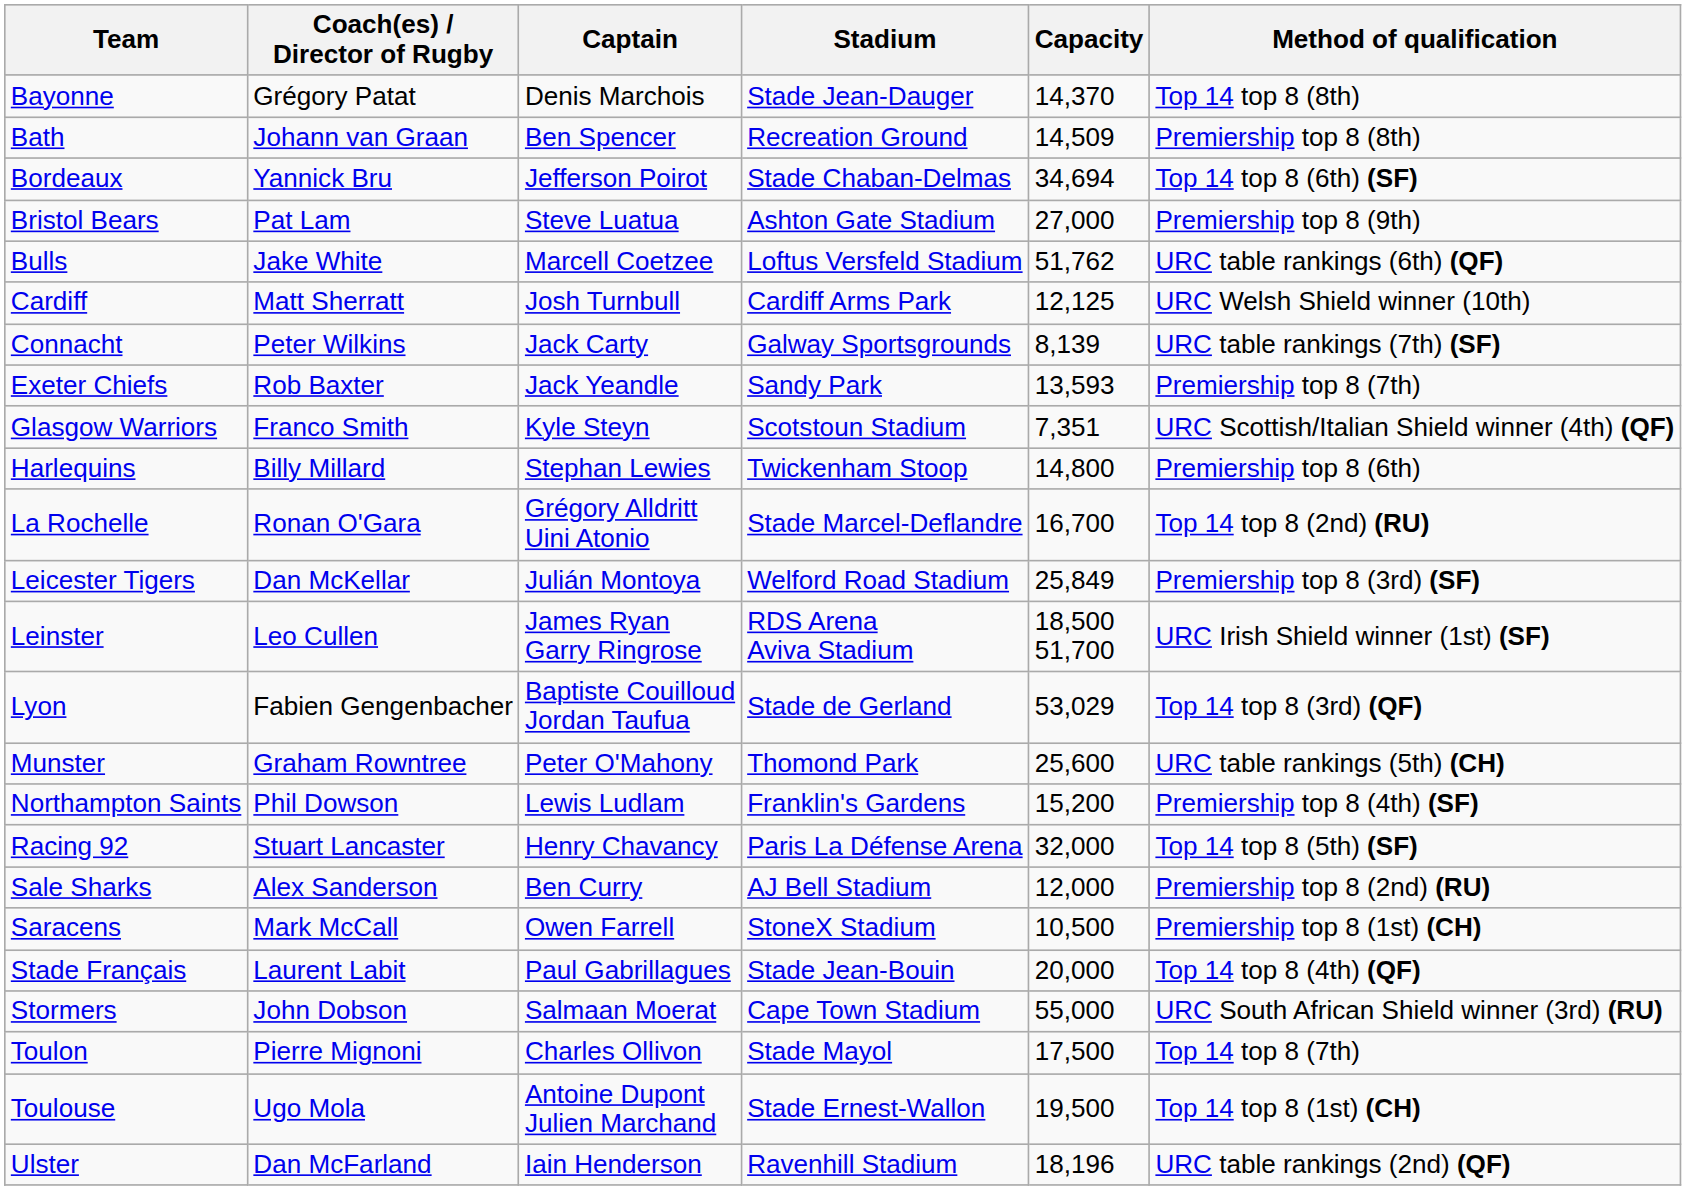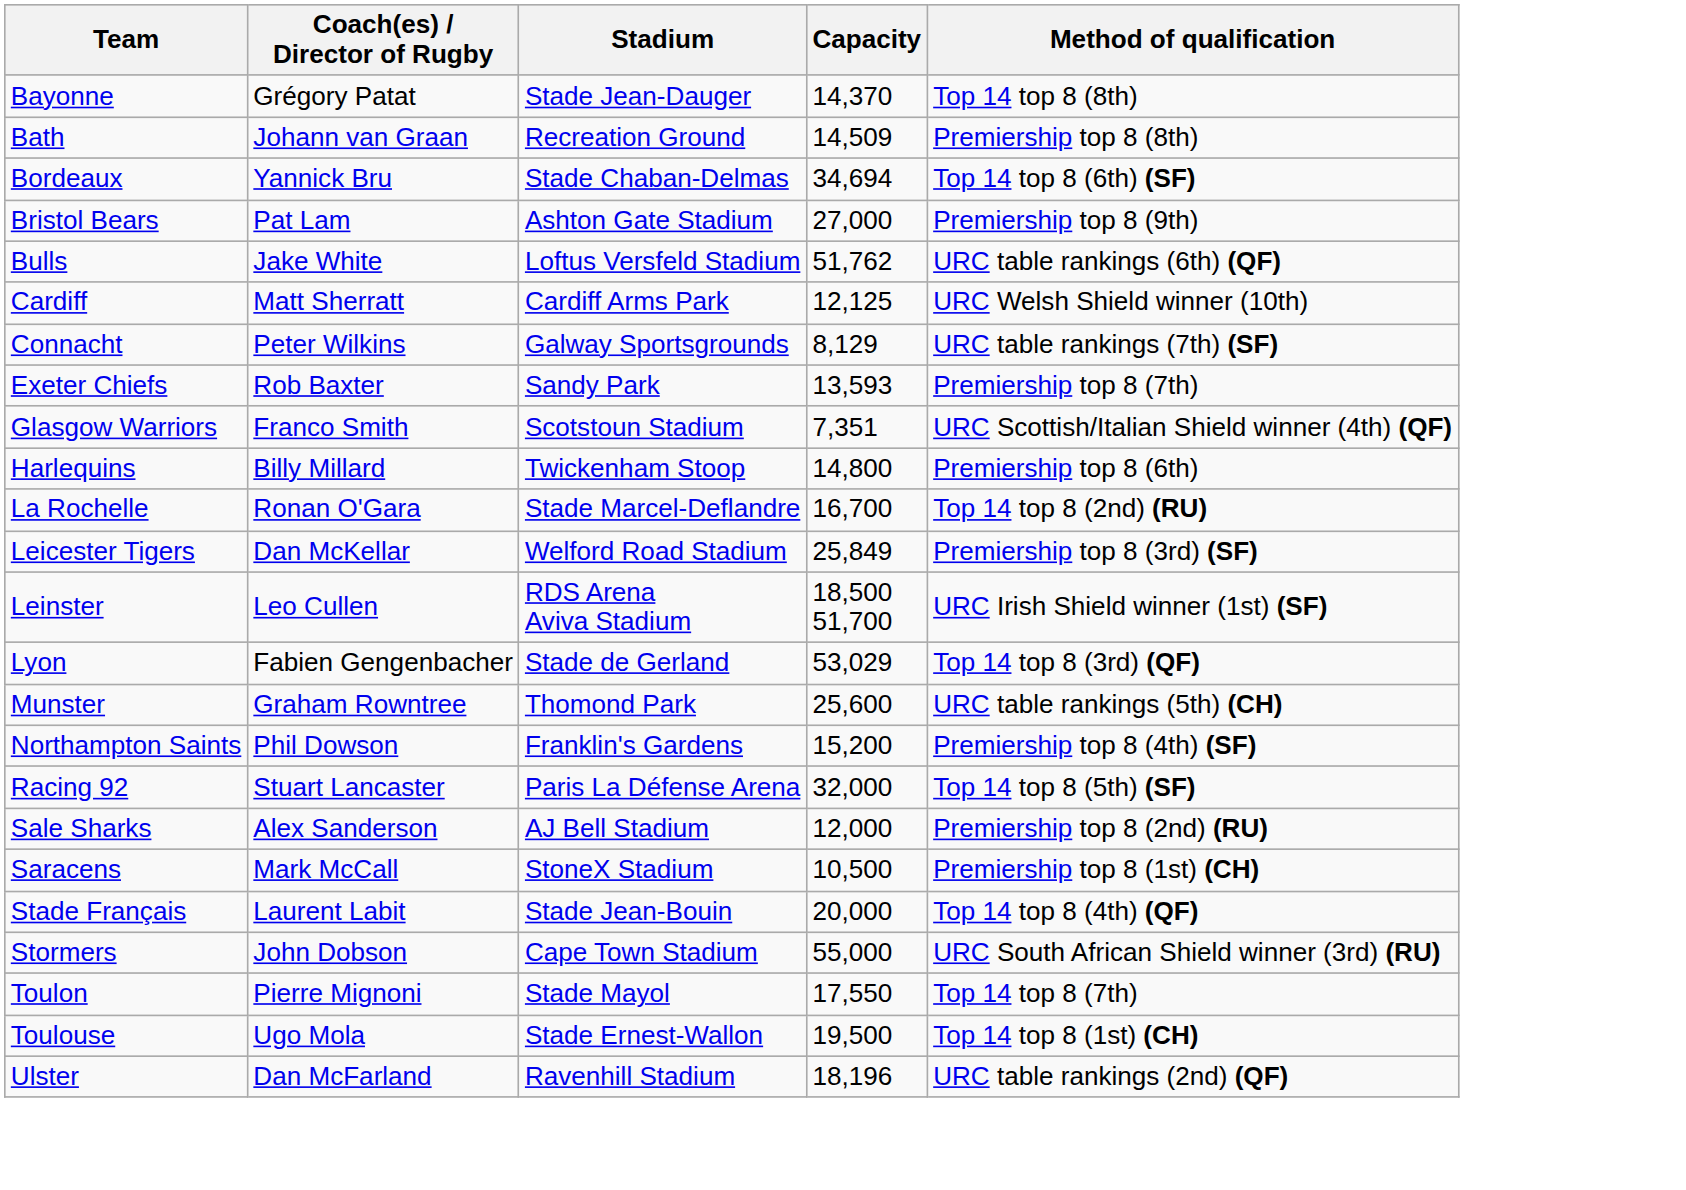- column: (630, 39)
(1067, 344) 8,139 -> (845, 344) 8,129
(1075, 1052) 17,500 -> (852, 993) 17,550
